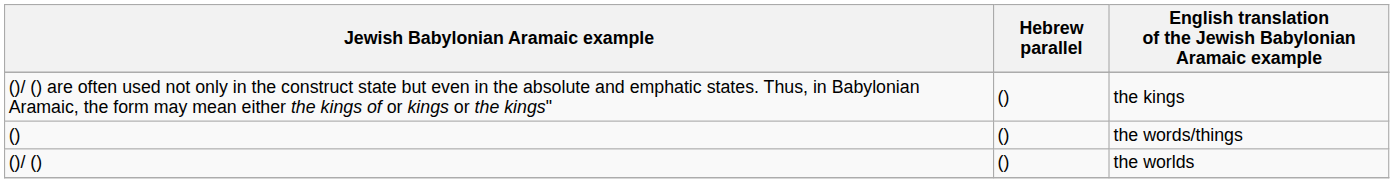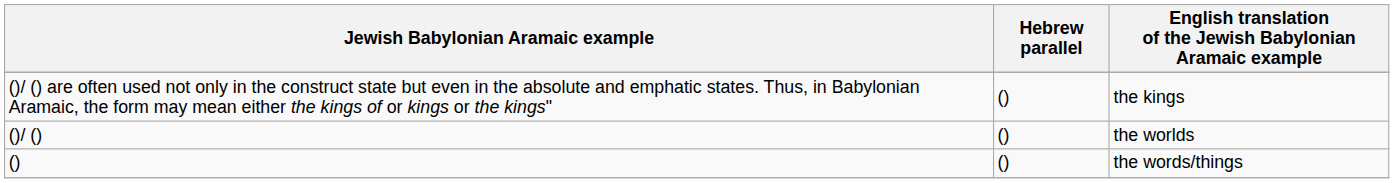rows swapped: (1154, 163) <-> (1178, 134)
